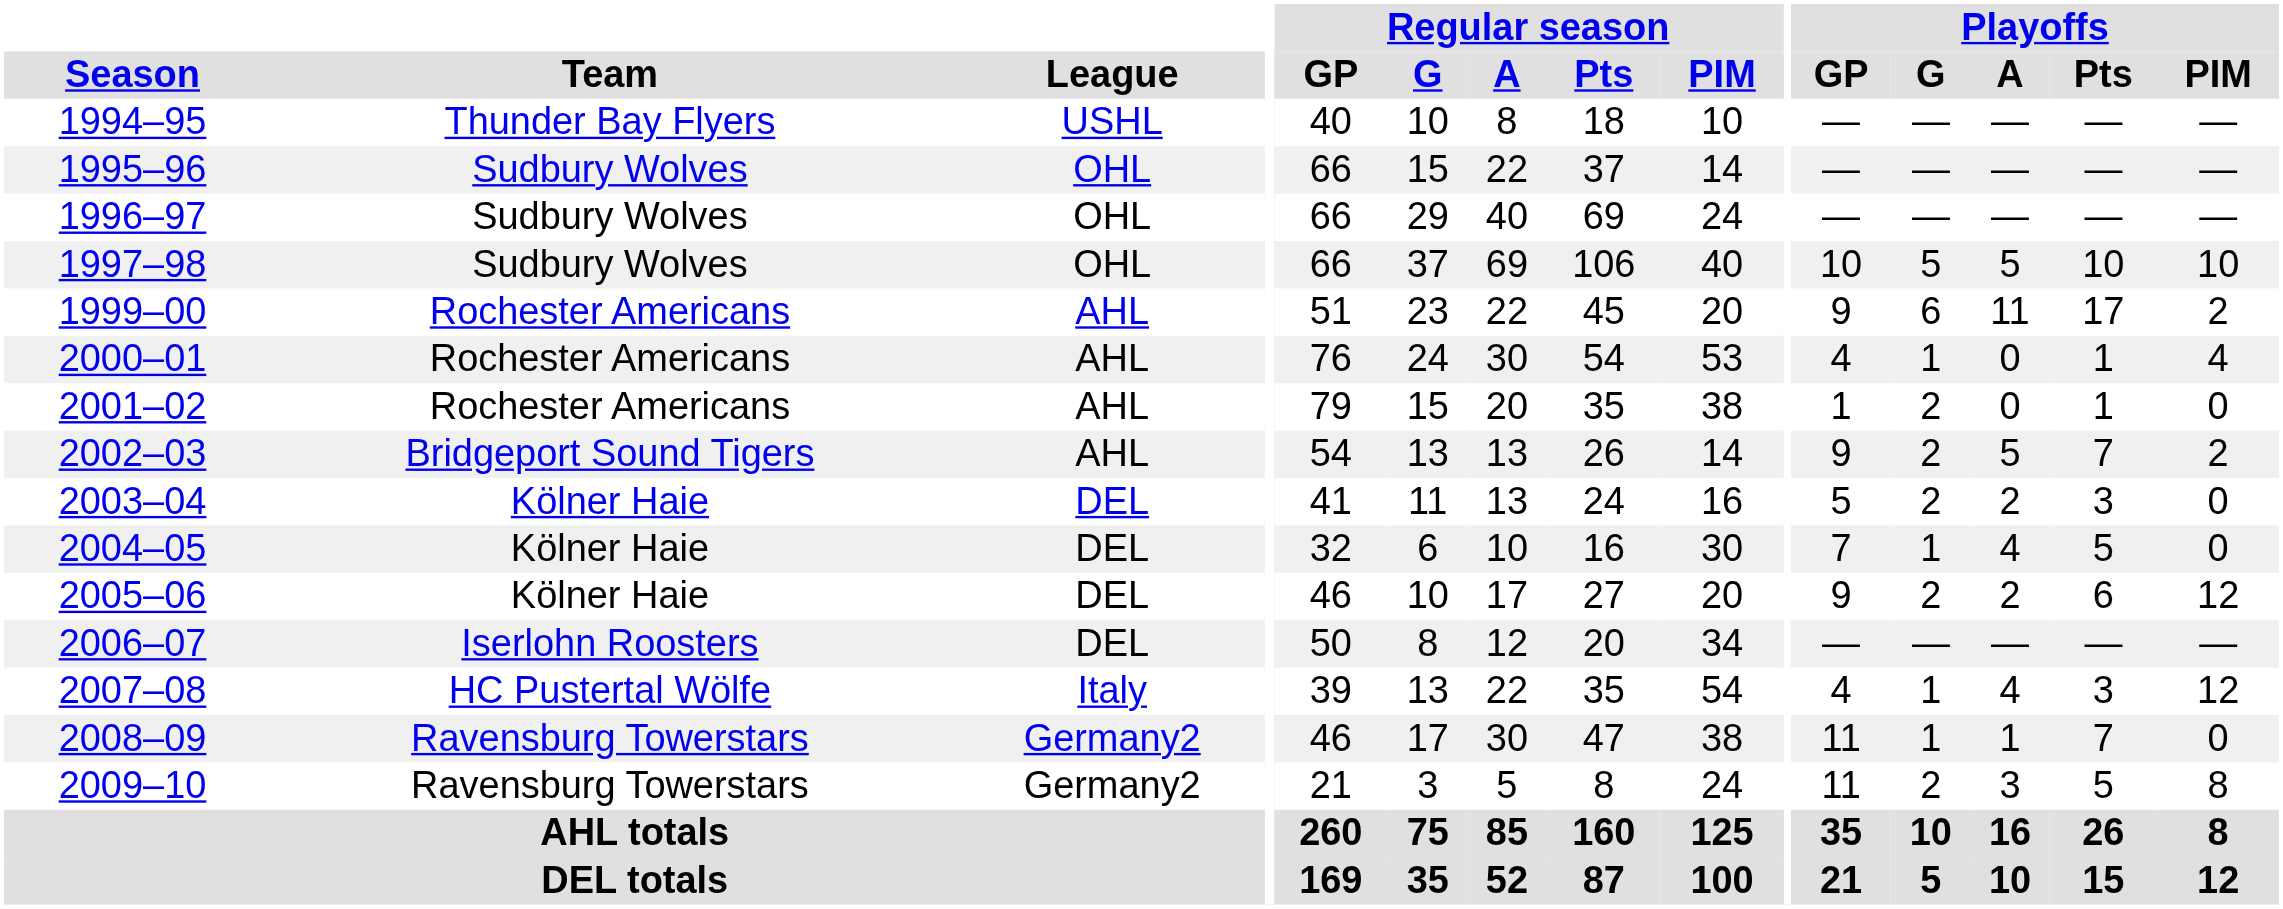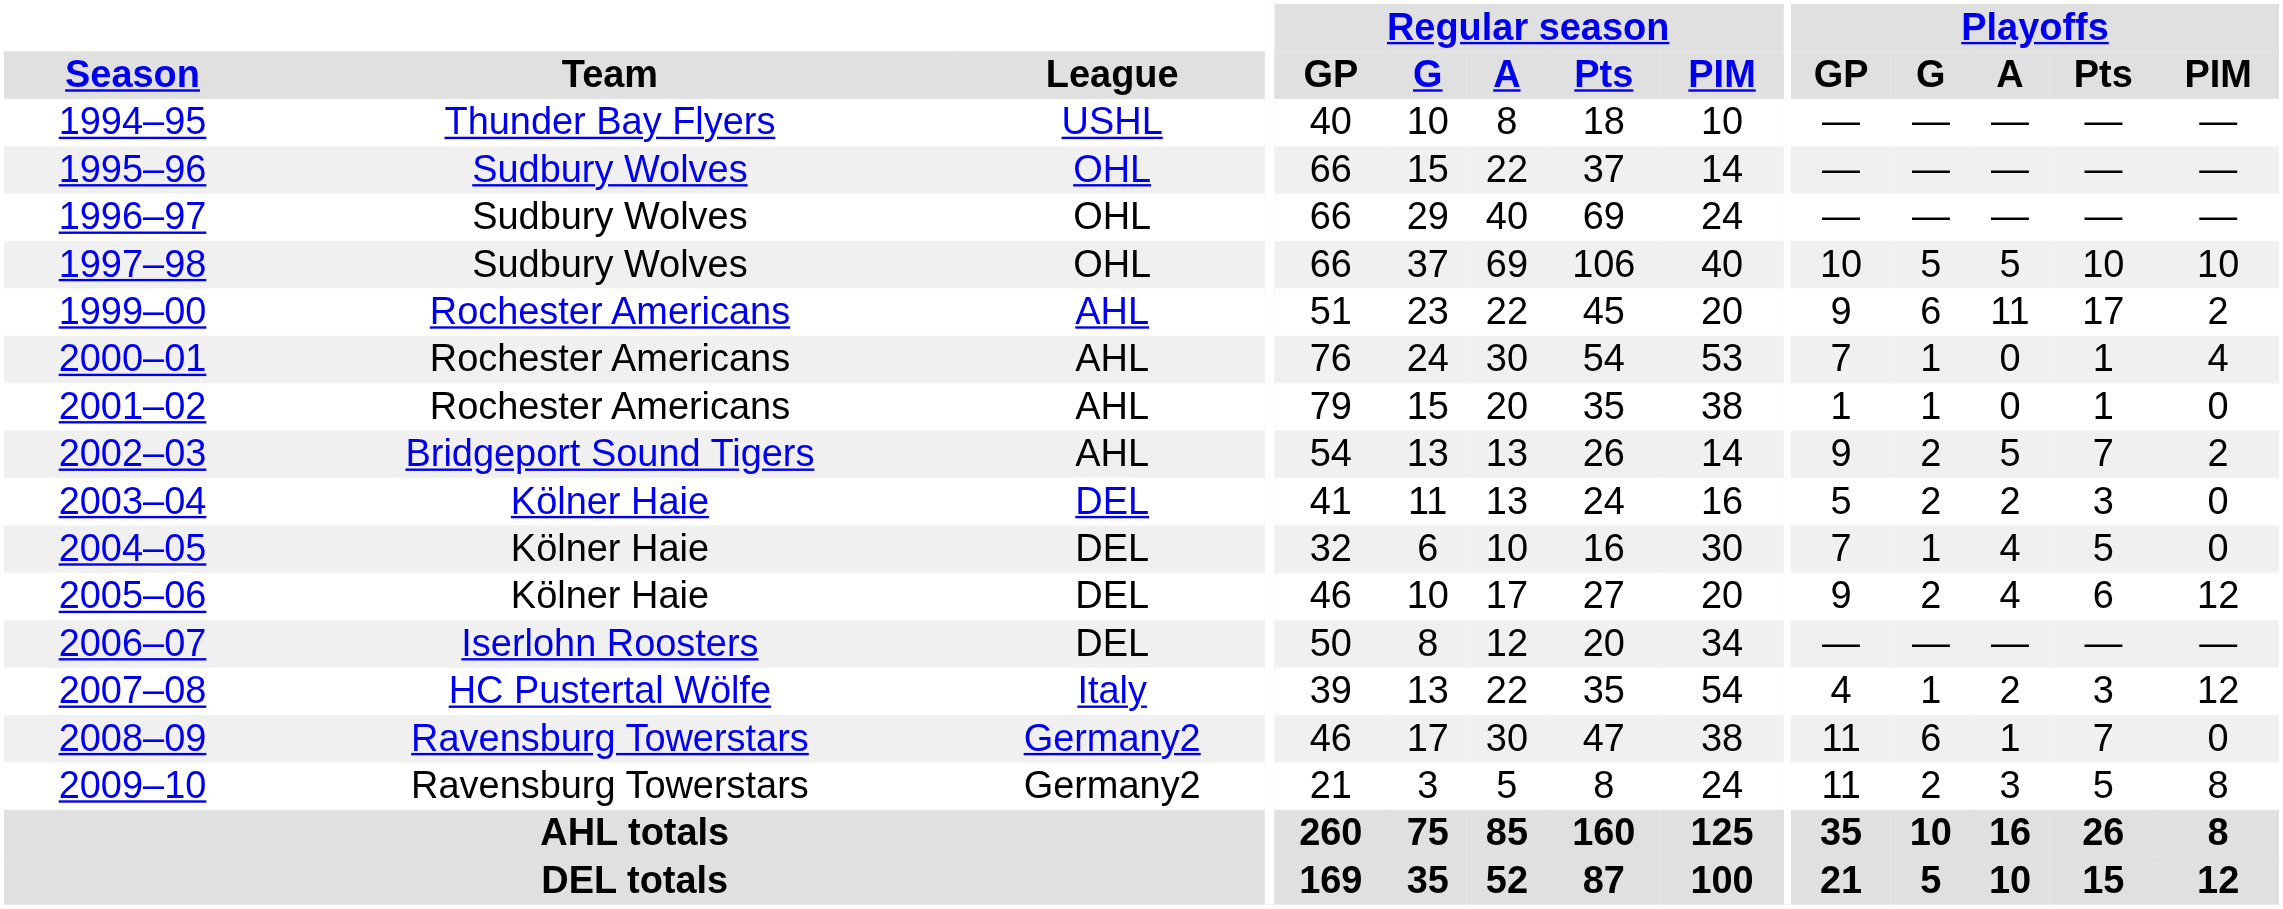(1841, 358) 4 -> (1841, 358) 7
(1931, 406) 2 -> (1931, 406) 1
(2010, 595) 2 -> (2010, 595) 4
(2010, 690) 4 -> (2010, 690) 2
(1931, 738) 1 -> (1931, 738) 6
